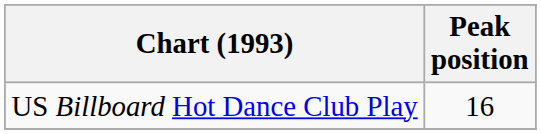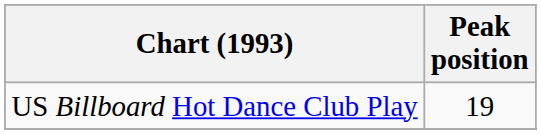(480, 105) 16 -> (480, 105) 19
